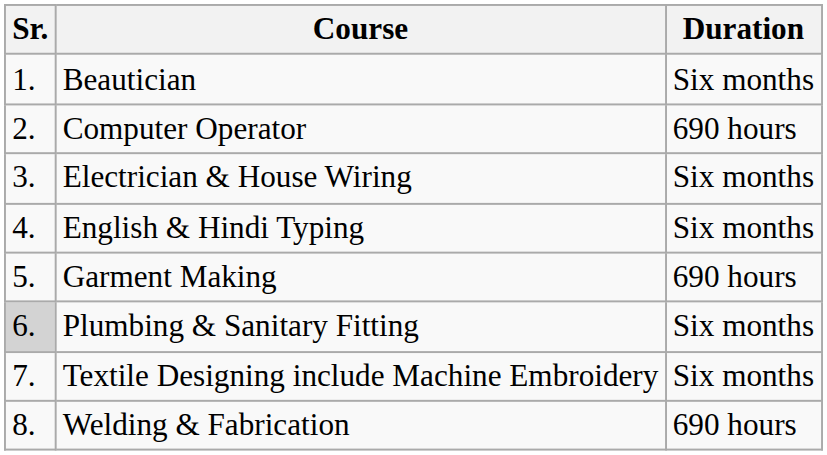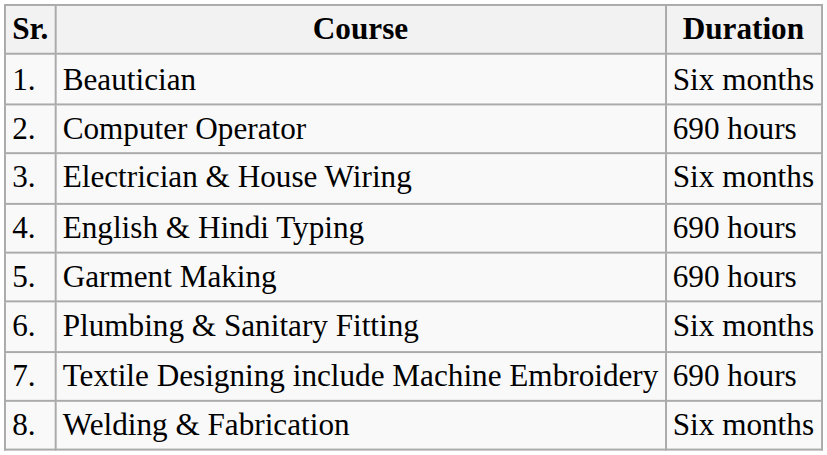(743, 227) Six months -> (735, 227) 690 hours
(24, 326) lightgrey background -> (24, 326) no background
(743, 375) Six months -> (735, 375) 690 hours
(735, 425) 690 hours -> (743, 425) Six months
